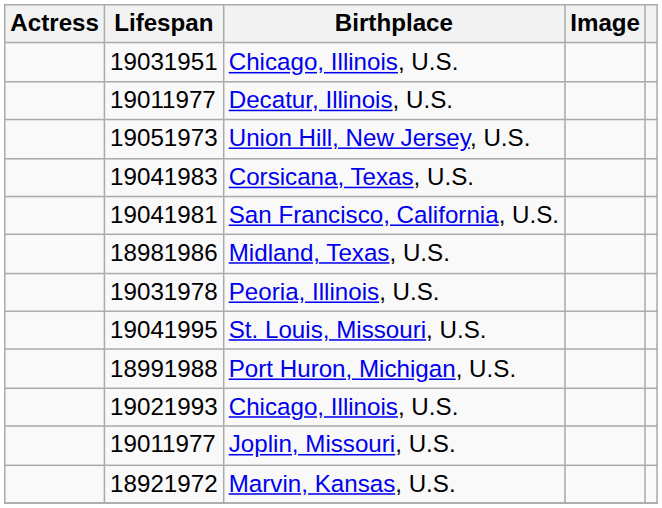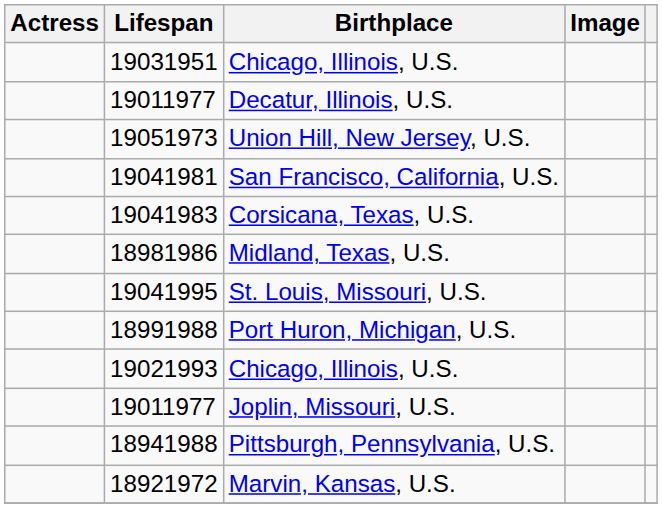rows swapped: (164, 176) <-> (164, 215)
- row: (164, 291)
+ row: (164, 445)
